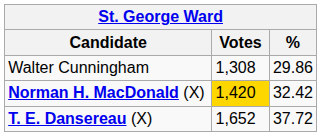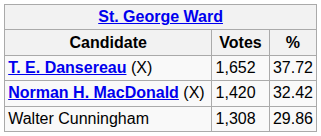rows swapped: (80, 118) <-> (79, 67)
(236, 93) gold background -> (236, 93) no background
